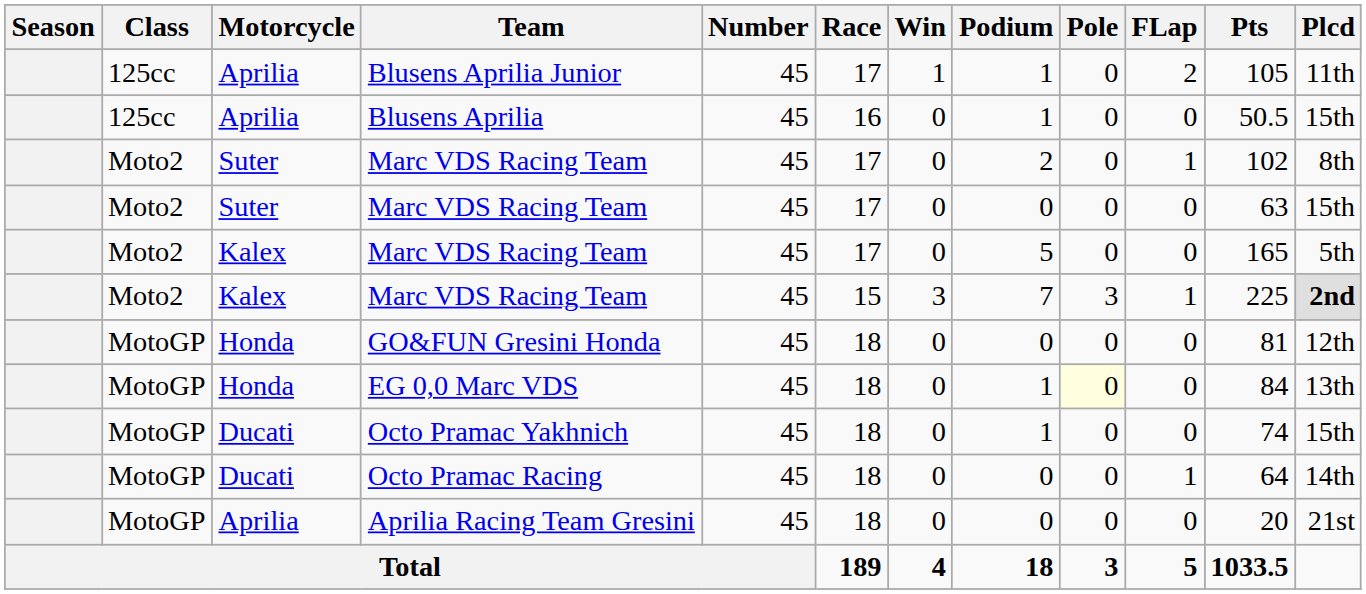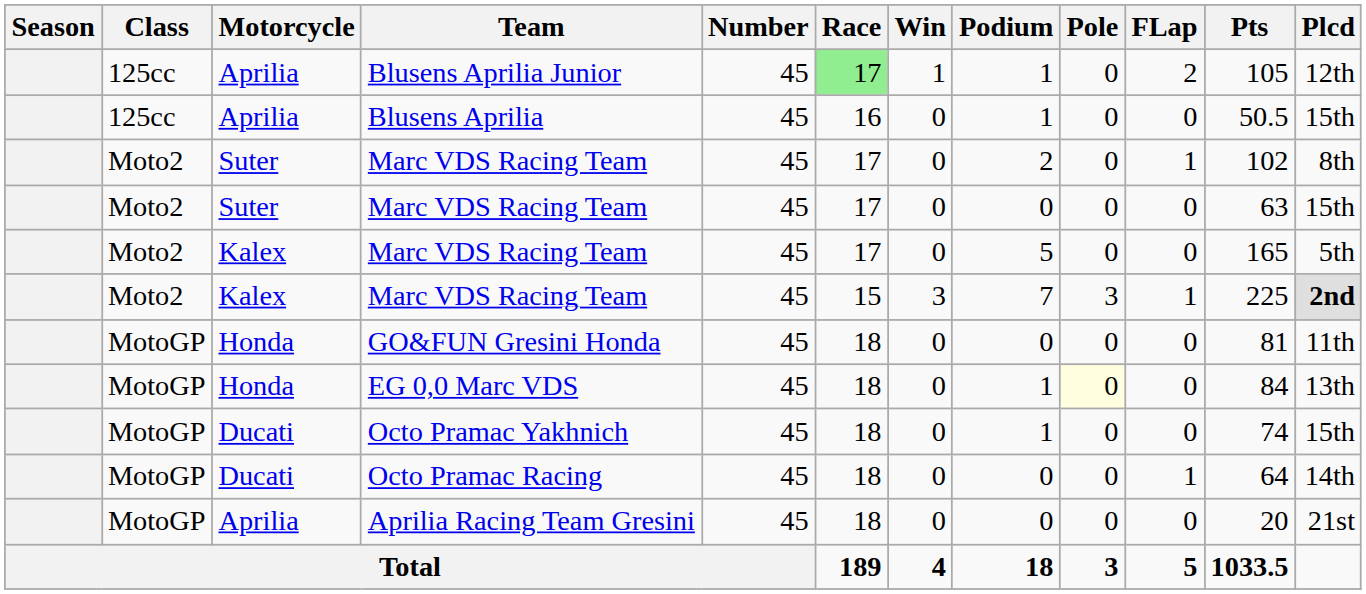(867, 71) no background -> (867, 71) lightgreen background
(1330, 71) 11th -> (1330, 71) 12th
(1330, 341) 12th -> (1330, 341) 11th
